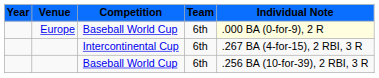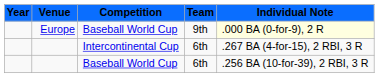(200, 30) 6th -> (200, 30) 9th
